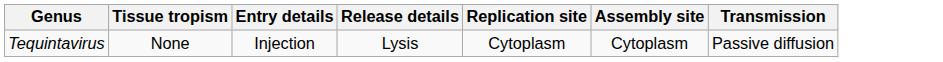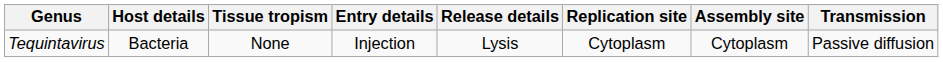+ column: (159, 17)
